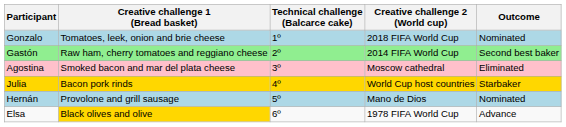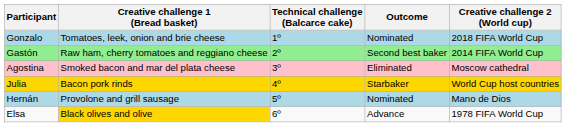columns swapped: (421, 17) <-> (519, 17)
